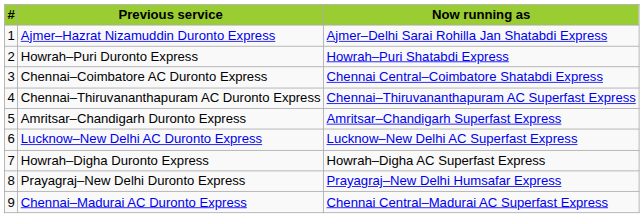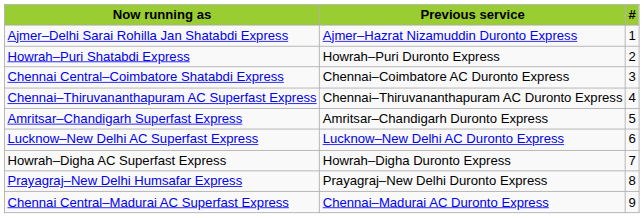columns swapped: (11, 14) <-> (481, 14)
